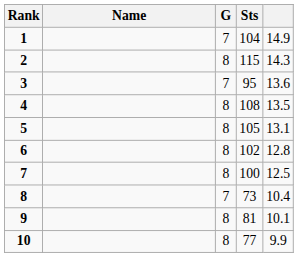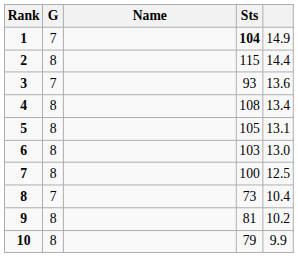columns swapped: (129, 16) <-> (226, 16)
(250, 38) normal -> (250, 38) bold
(278, 61) 14.3 -> (278, 61) 14.4
(250, 83) 95 -> (250, 83) 93
(278, 106) 13.5 -> (278, 106) 13.4
(250, 151) 102 -> (250, 151) 103
(278, 151) 12.8 -> (278, 151) 13.0
(278, 219) 10.1 -> (278, 219) 10.2
(250, 241) 77 -> (250, 241) 79
